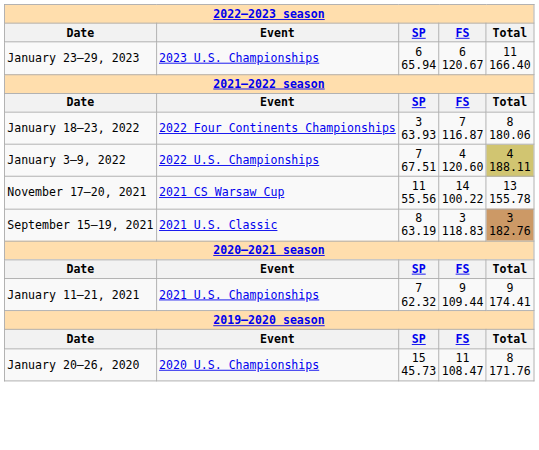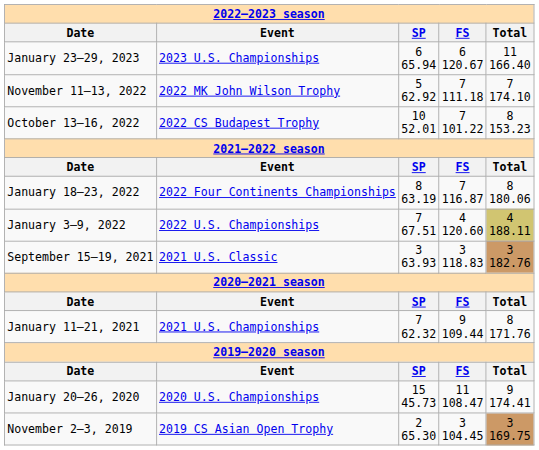+ row: (77, 90)
+ row: (73, 123)
(419, 128) 3 63.93 -> (419, 193) 8 63.19
- row: (77, 193)
(419, 225) 8 63.19 -> (419, 257) 3 63.93
(510, 295) 9 174.41 -> (510, 327) 8 171.76
(510, 365) 8 171.76 -> (510, 397) 9 174.41
+ row: (70, 429)
